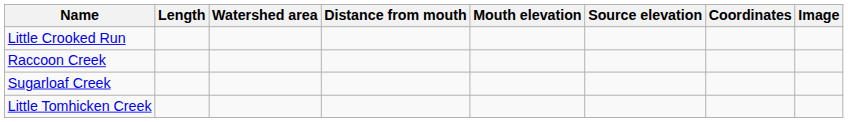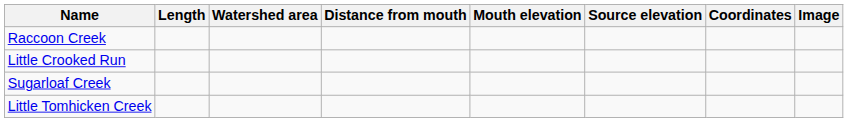rows swapped: (57, 60) <-> (67, 38)
